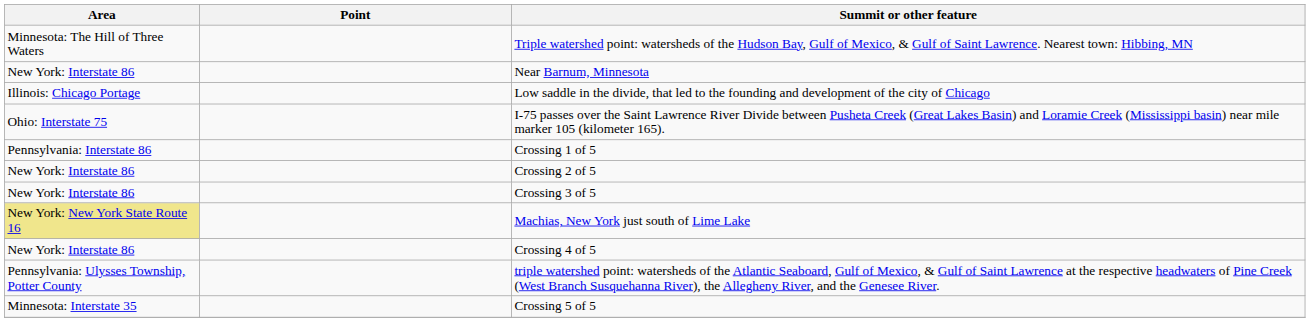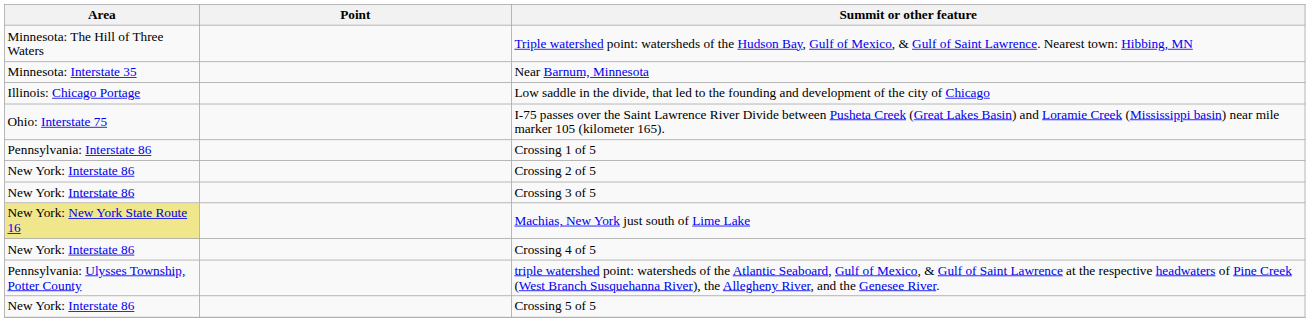(71, 72) New York: Interstate 86 -> (72, 72) Minnesota: Interstate 35
(72, 306) Minnesota: Interstate 35 -> (71, 306) New York: Interstate 86
